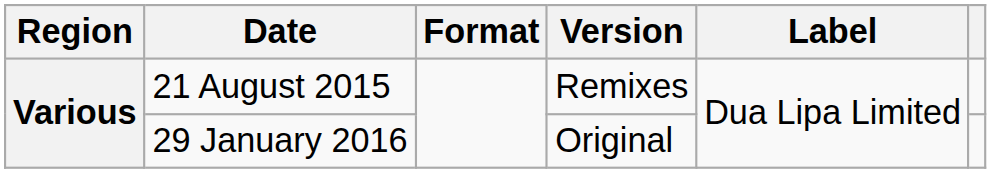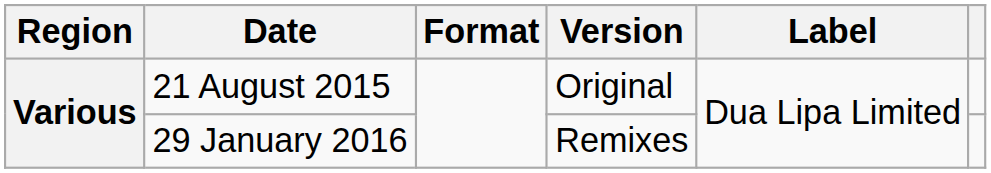(622, 85) Remixes -> (614, 85) Original
(614, 140) Original -> (622, 140) Remixes
